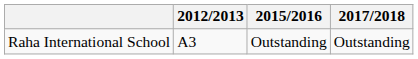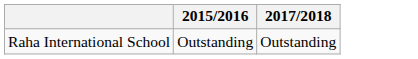- column: (210, 16)
